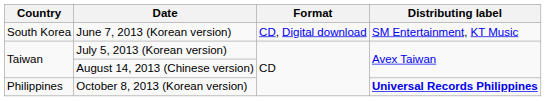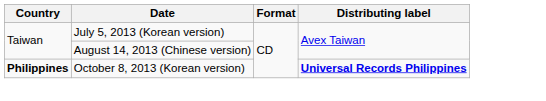- row: (154, 31)
(35, 86) normal -> (38, 68) bold
